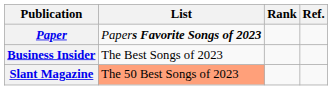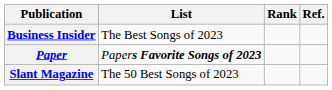rows swapped: (51, 54) <-> (51, 34)
(170, 74) lightsalmon background -> (170, 74) no background
